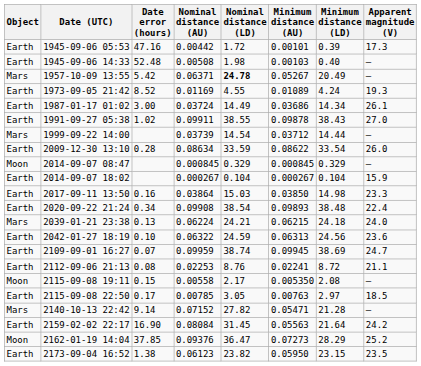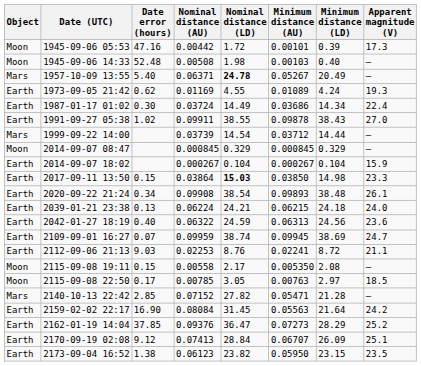(20, 47) Earth -> (17, 47) Moon
(20, 62) Earth -> (17, 62) Moon
(145, 76) 5.42 -> (145, 76) 5.40
(145, 91) 8.52 -> (145, 91) 0.62
(145, 105) 3.00 -> (145, 105) 0.30
(377, 105) 26.1 -> (377, 105) 22.4
- row: (86, 149)
(145, 193) 0.16 -> (145, 179) 0.15
(237, 193) normal -> (237, 179) bold
(377, 208) 22.4 -> (377, 193) 26.1
(17, 222) Mars -> (20, 208) Earth
(145, 237) 0.10 -> (145, 222) 0.40
(145, 266) 0.08 -> (145, 252) 9.03
(20, 296) Earth -> (17, 281) Moon
(145, 310) 9.14 -> (145, 296) 2.85
(17, 339) Moon -> (20, 325) Earth
+ row: (86, 339)
